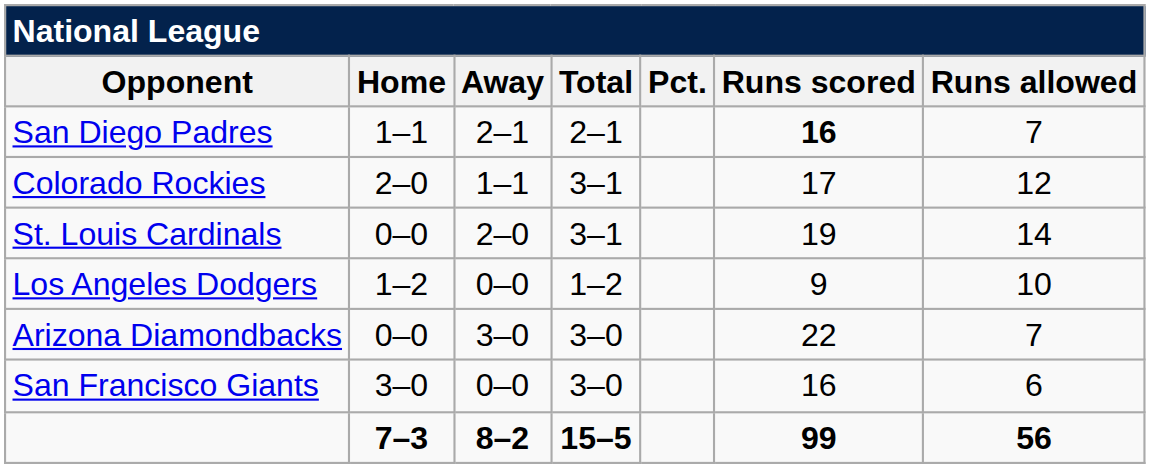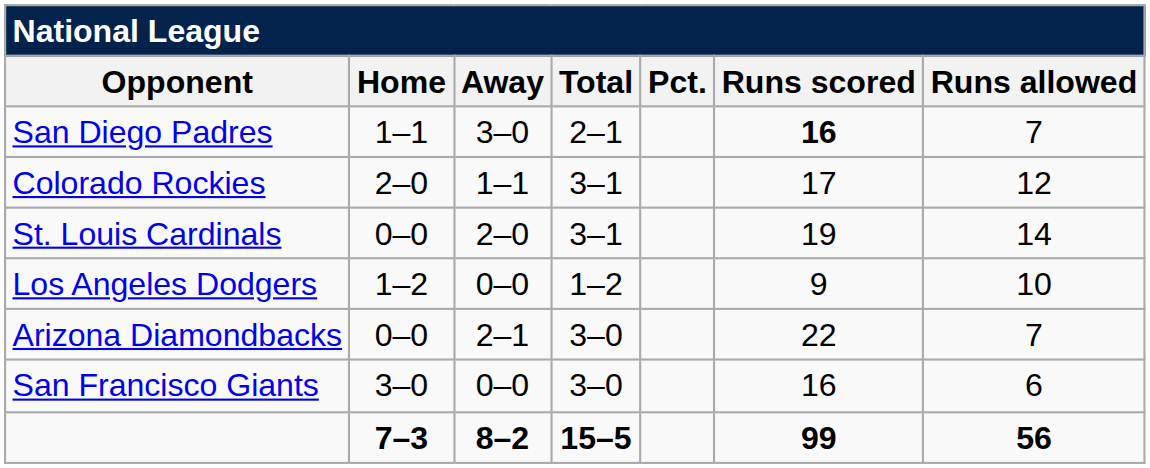(502, 132) 2–1 -> (502, 132) 3–0
(502, 335) 3–0 -> (502, 335) 2–1
